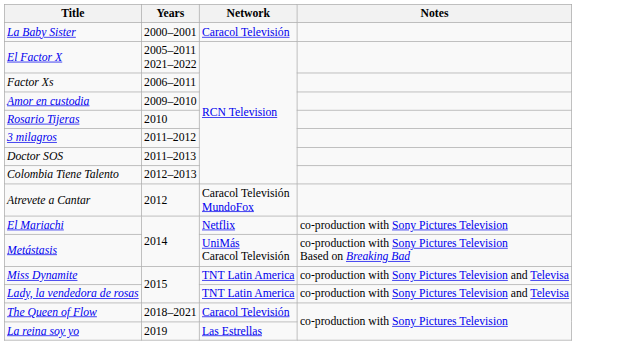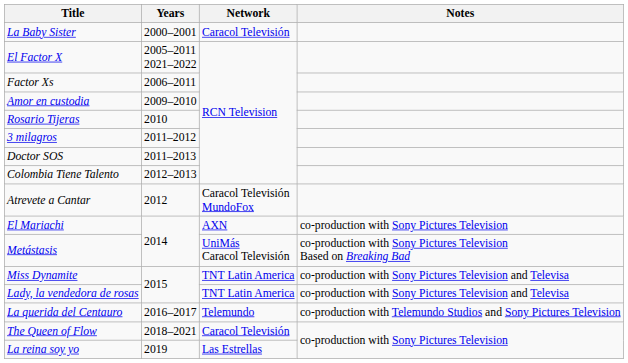(219, 225) Netflix -> (215, 225) AXN
+ row: (65, 312)
